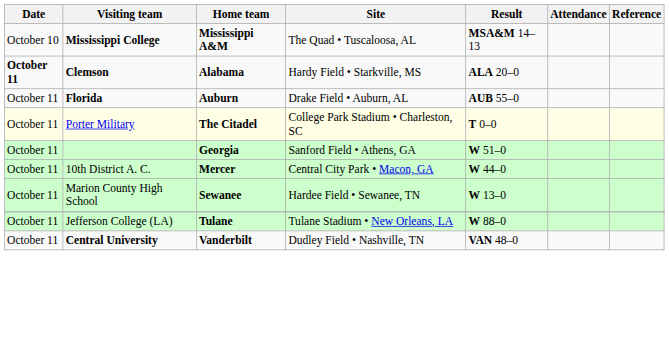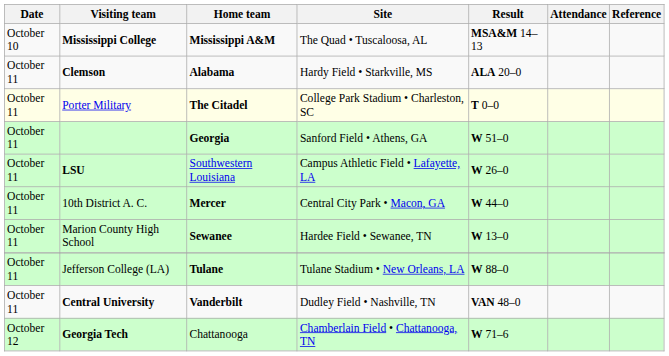(27, 72) bold -> (26, 72) normal
- row: (84, 98)
+ row: (73, 171)
+ row: (95, 334)
